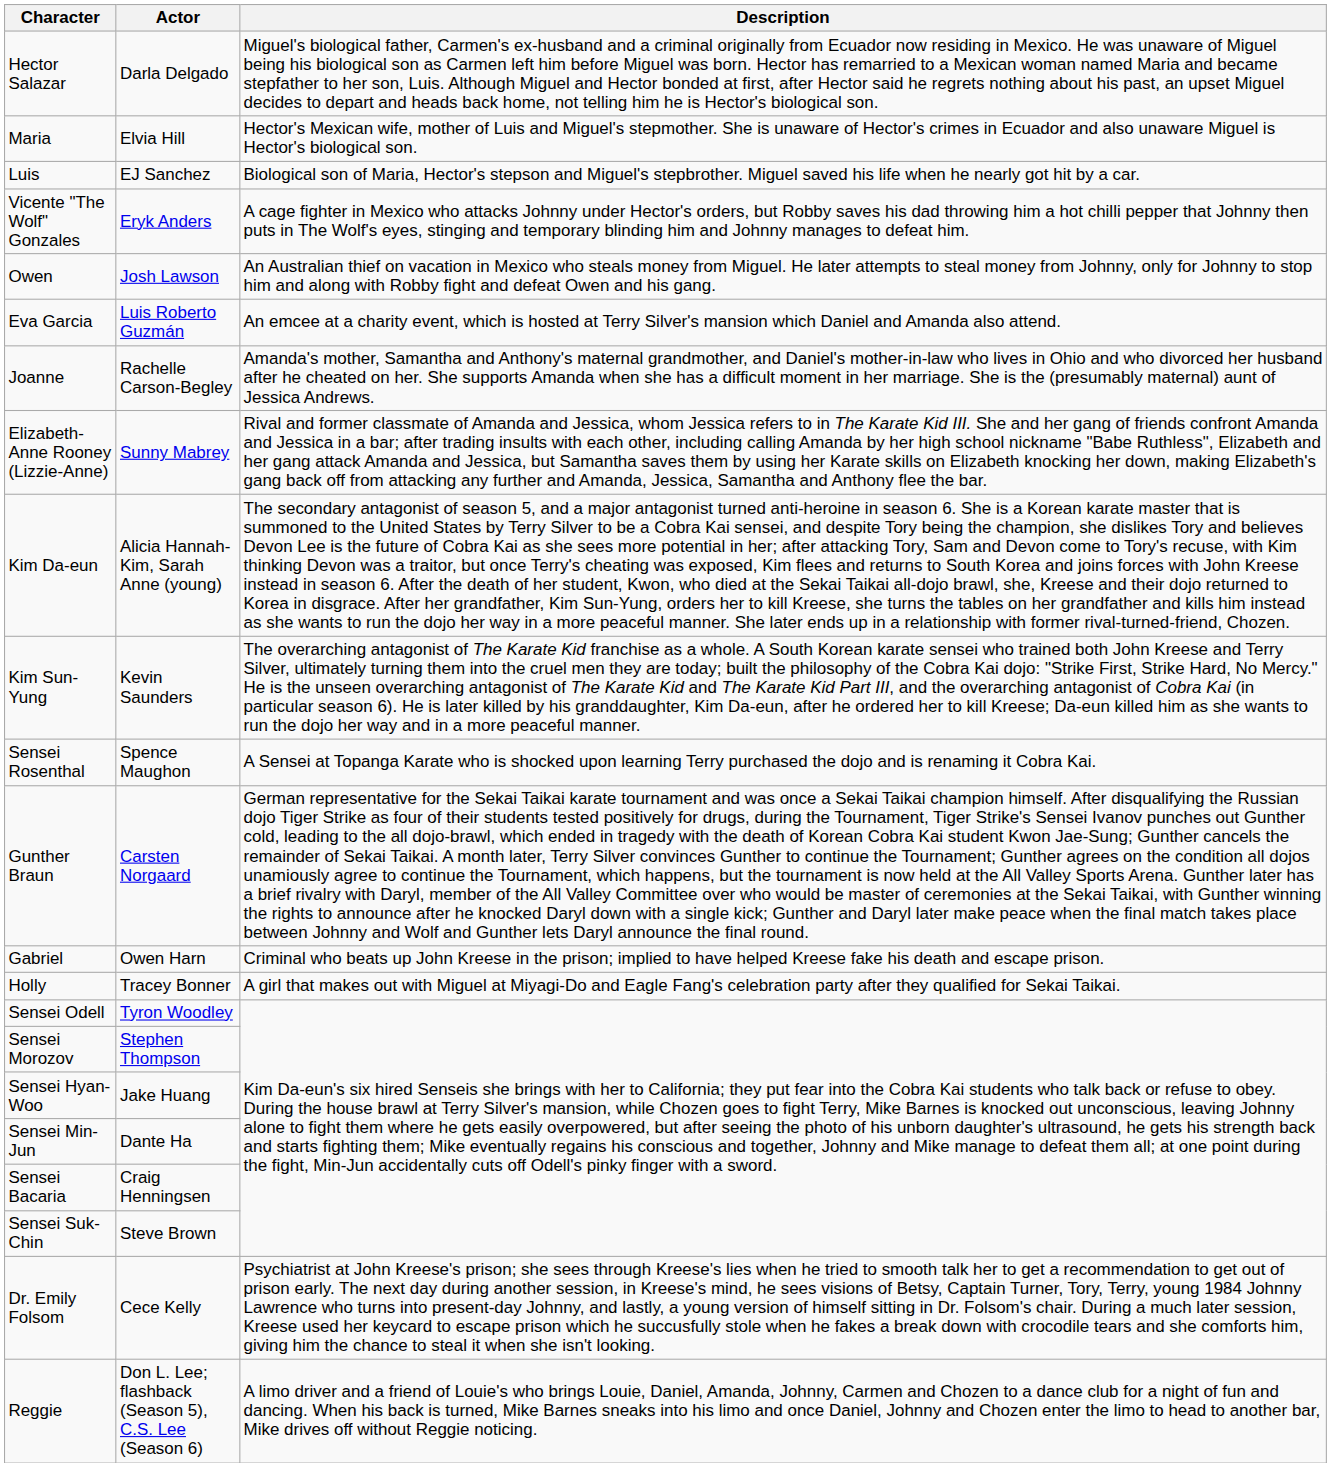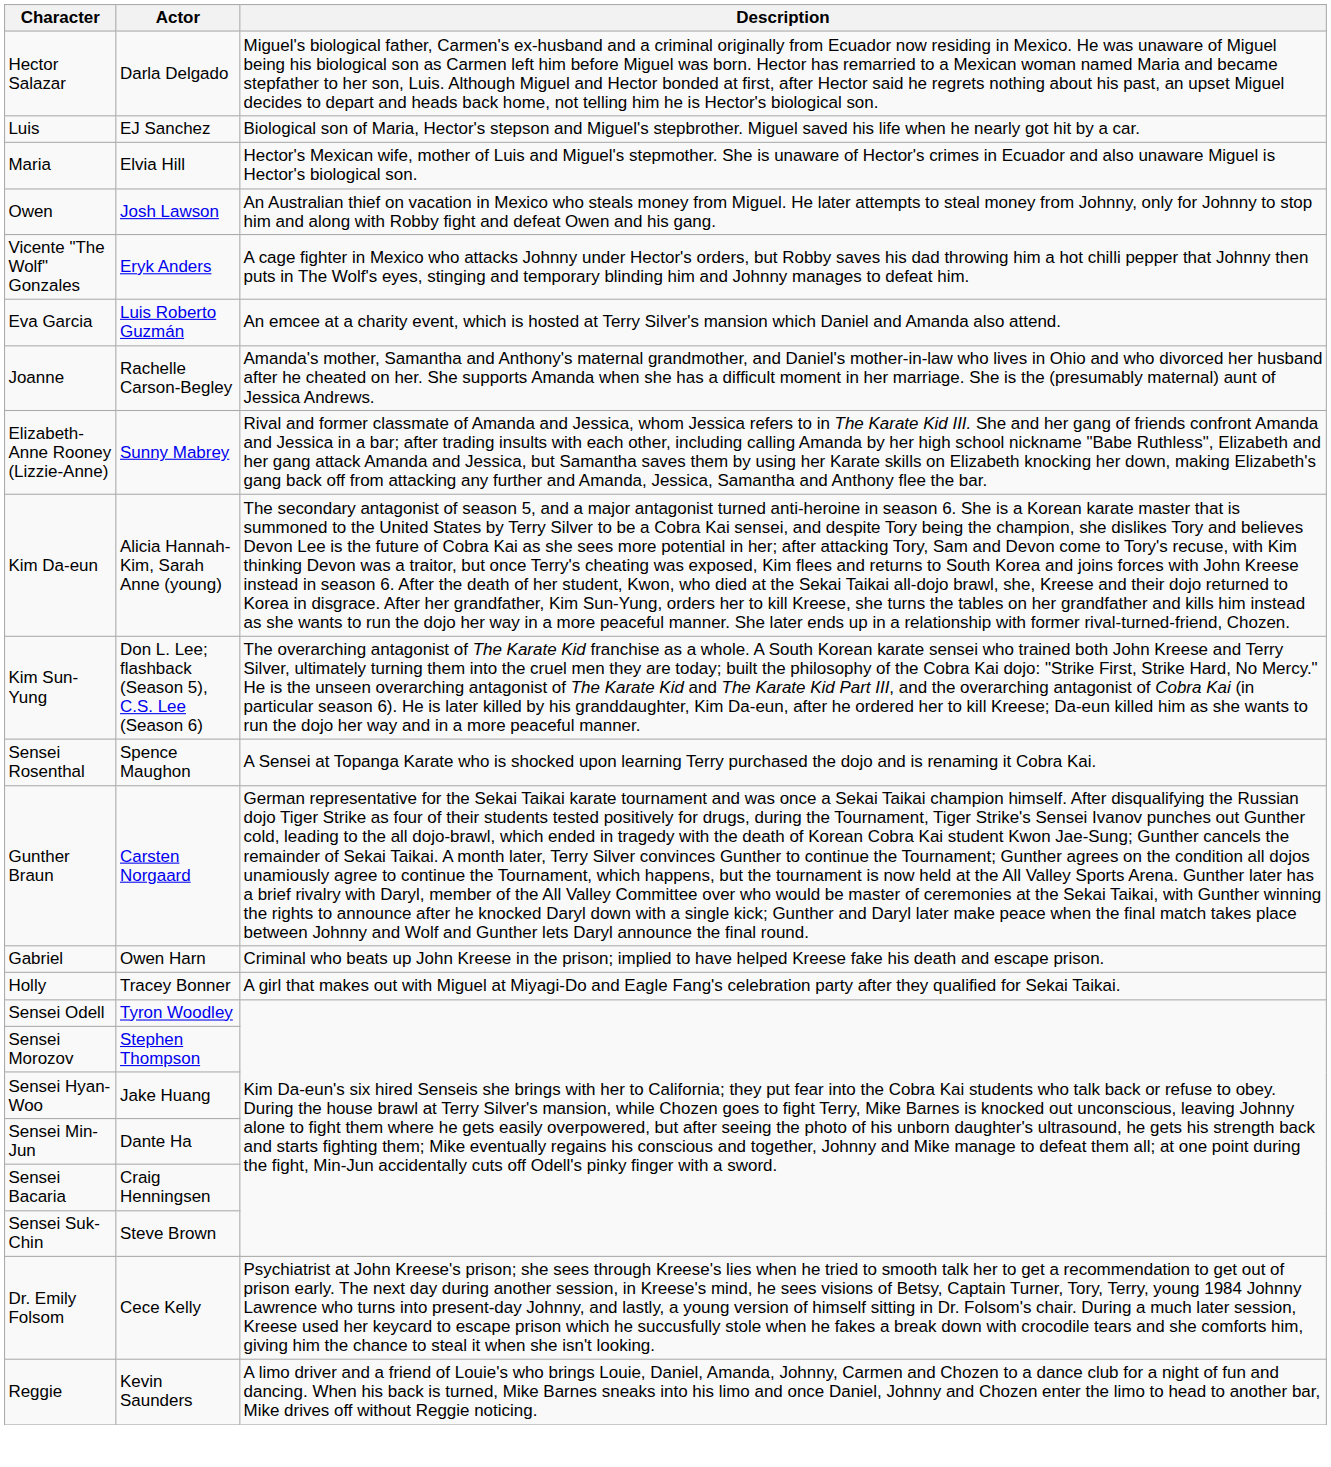rows swapped: (30, 138) <-> (24, 174)
rows swapped: (31, 276) <-> (57, 220)
(156, 687) Kevin Saunders -> (164, 687) Don L. Lee; flashback (Season 5), C.S. Lee (Season 6)
(164, 1411) Don L. Lee; flashback (Season 5), C.S. Lee (Season 6) -> (156, 1391) Kevin Saunders
